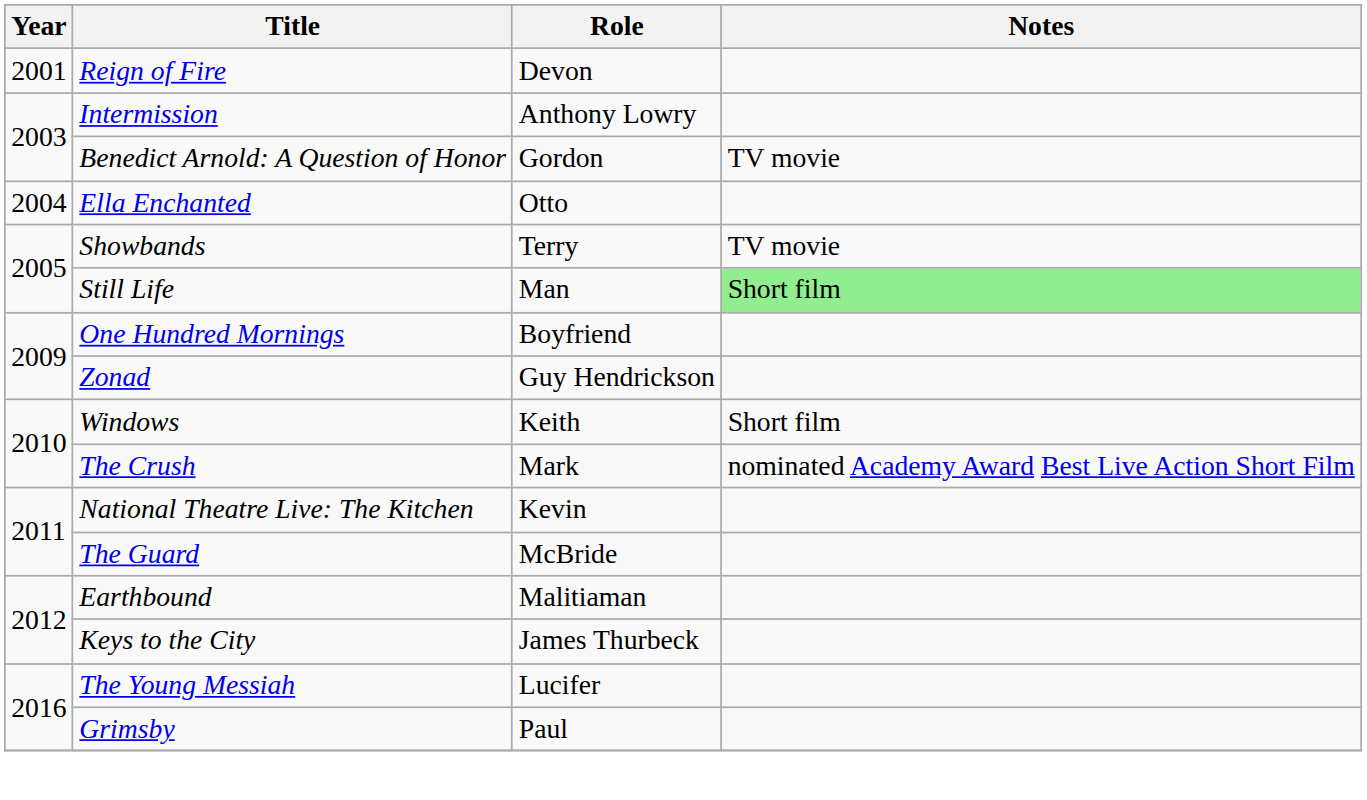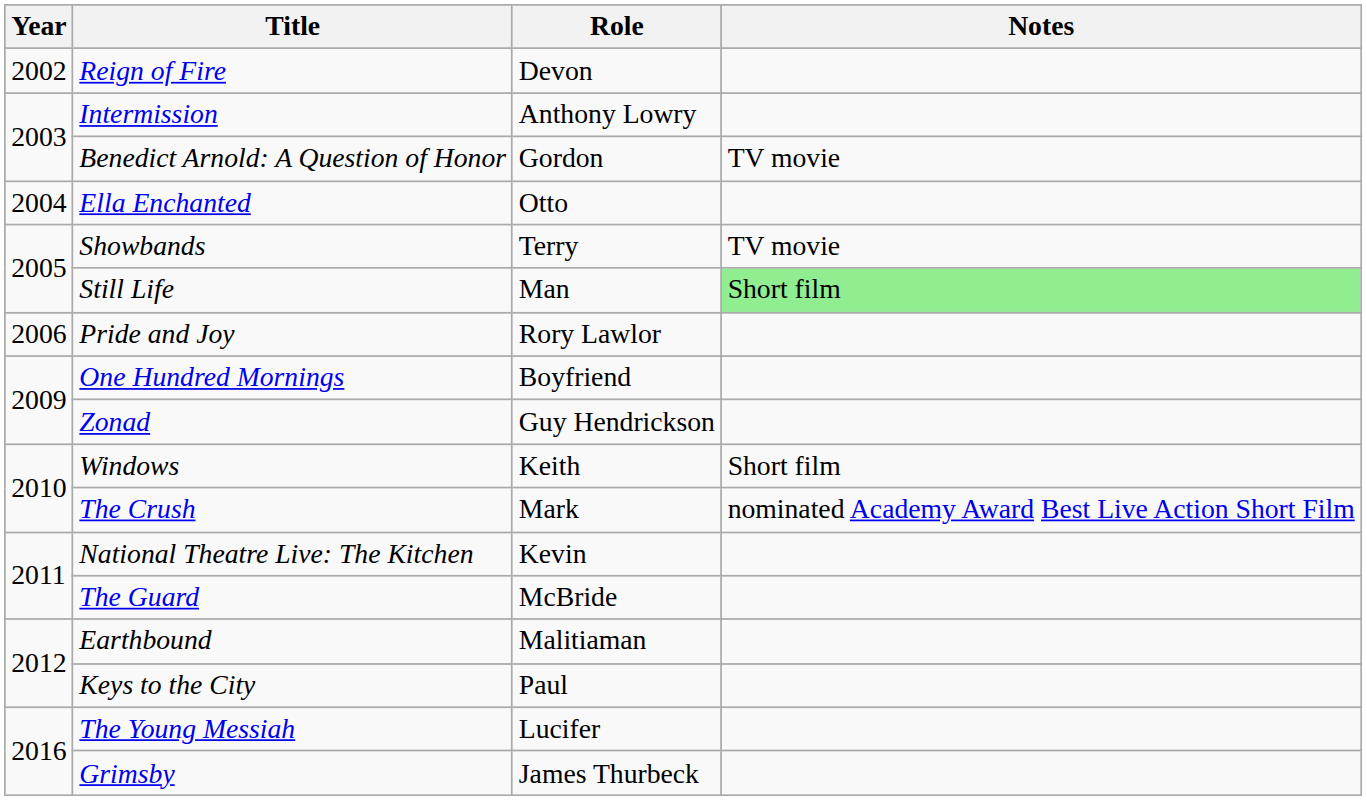(39, 70) 2001 -> (39, 70) 2002
+ row: (157, 333)
(609, 641) James Thurbeck -> (543, 684) Paul
(543, 728) Paul -> (609, 772) James Thurbeck
